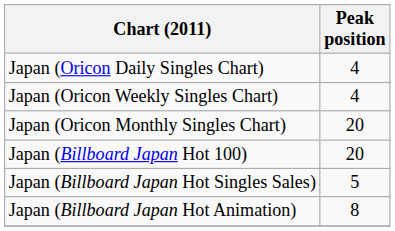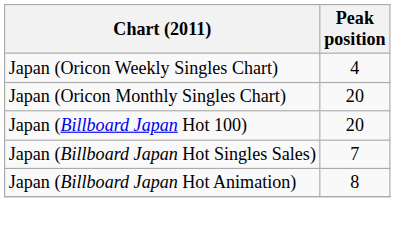- row: (136, 67)
(355, 182) 5 -> (355, 153) 7
